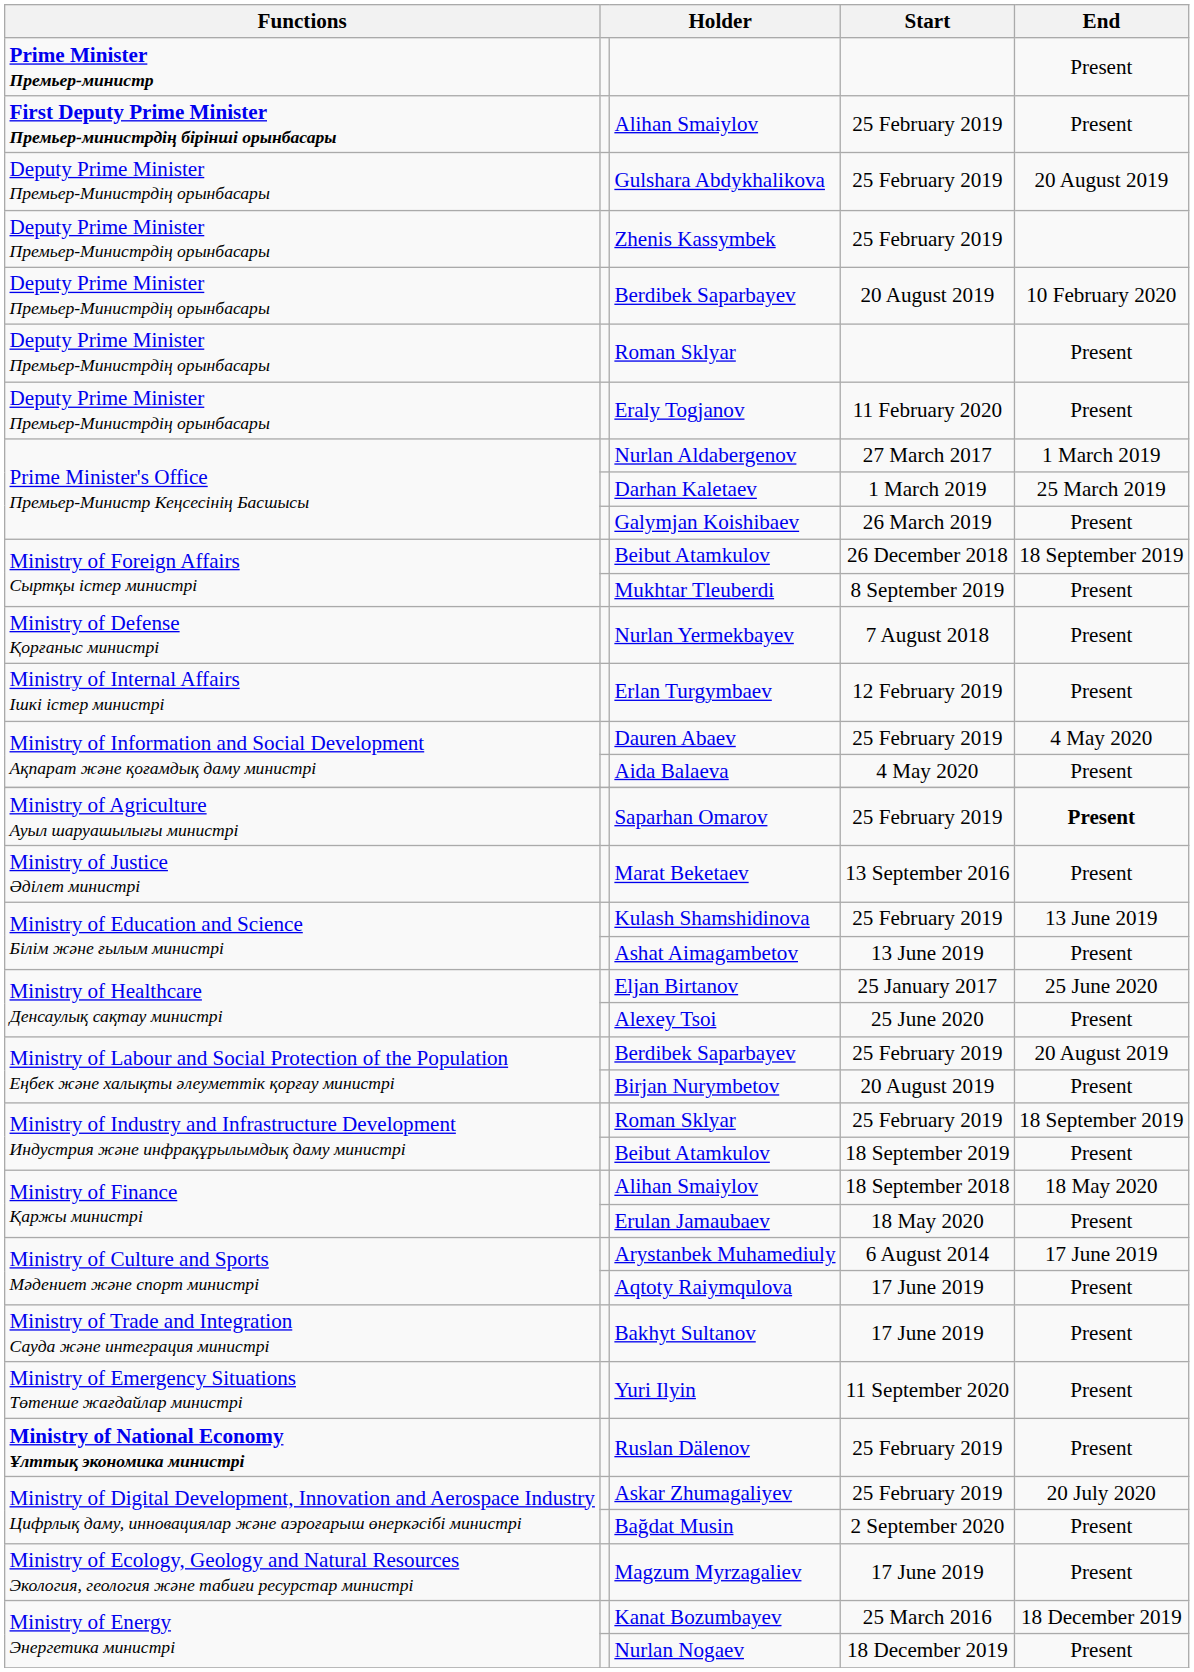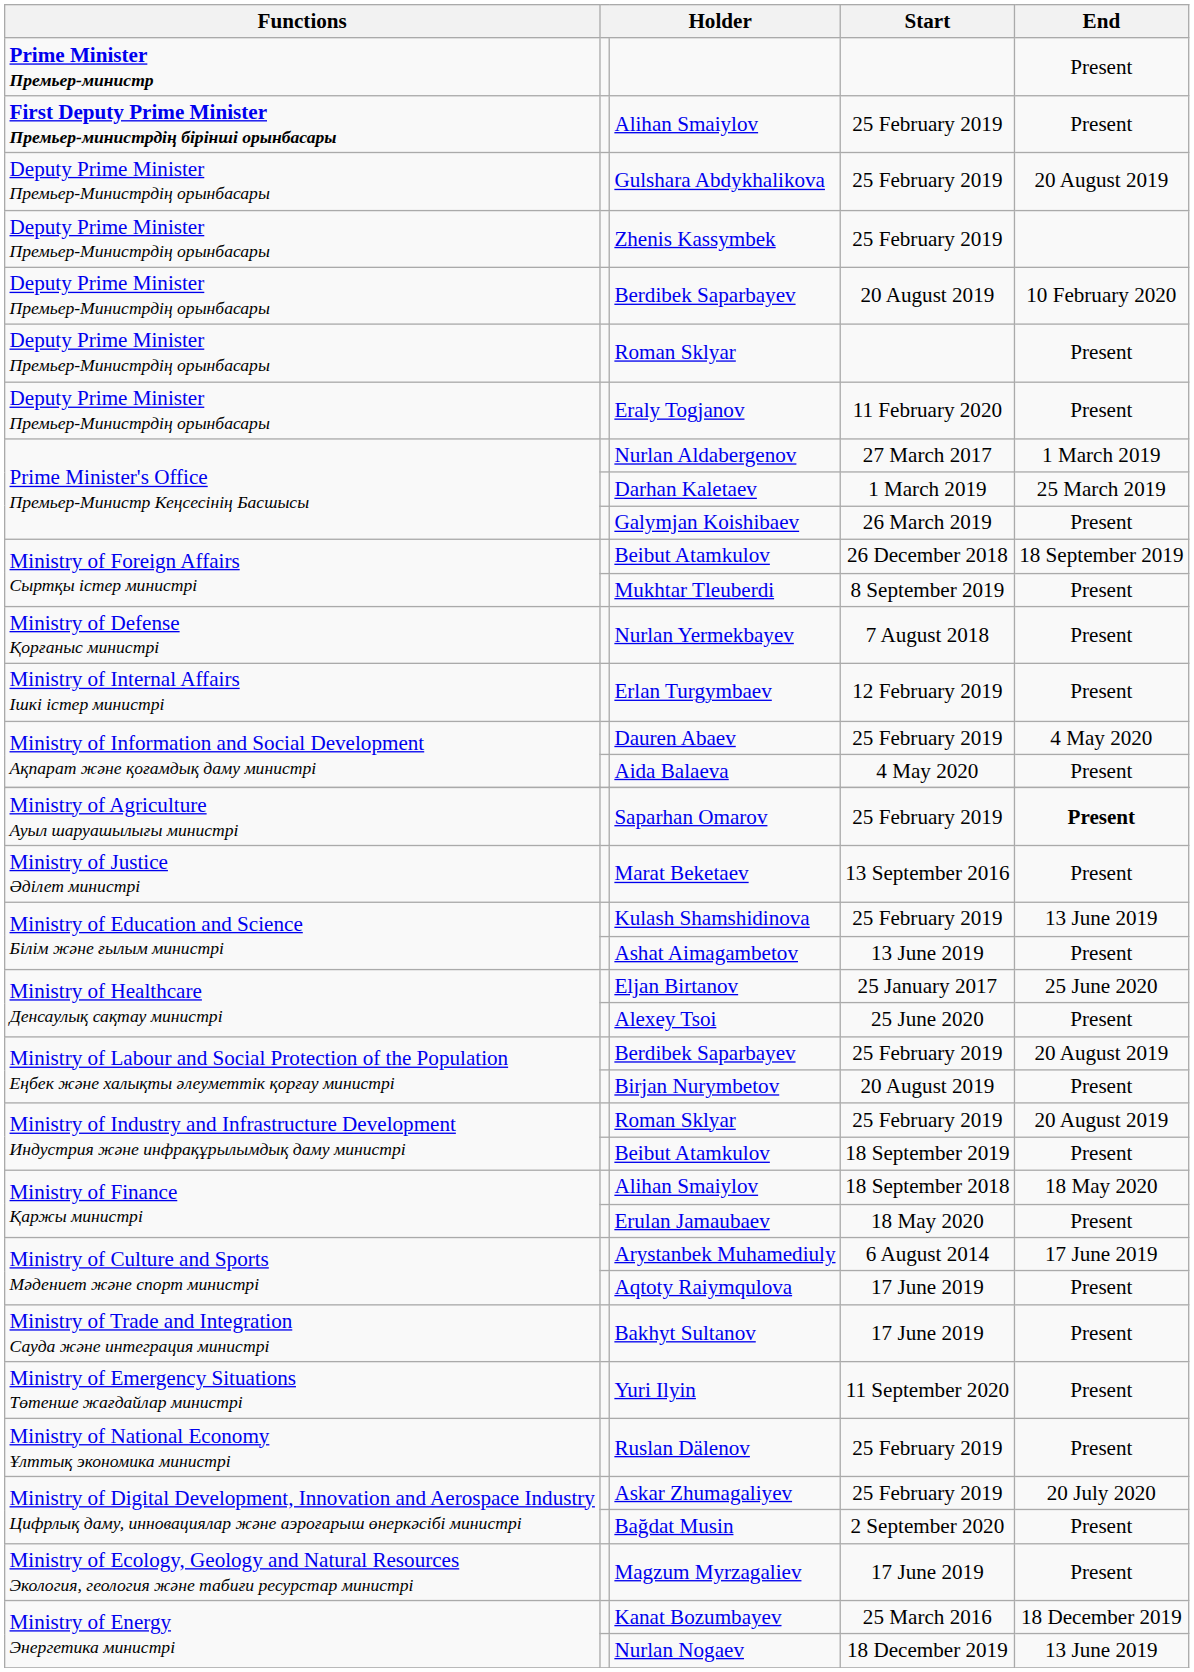(1101, 1119) 18 September 2019 -> (1101, 1119) 20 August 2019
(147, 1447) bold -> (139, 1447) normal
(1101, 1650) Present -> (1101, 1650) 13 June 2019
